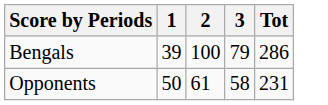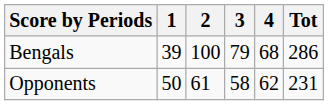+ column: (269, 20)
